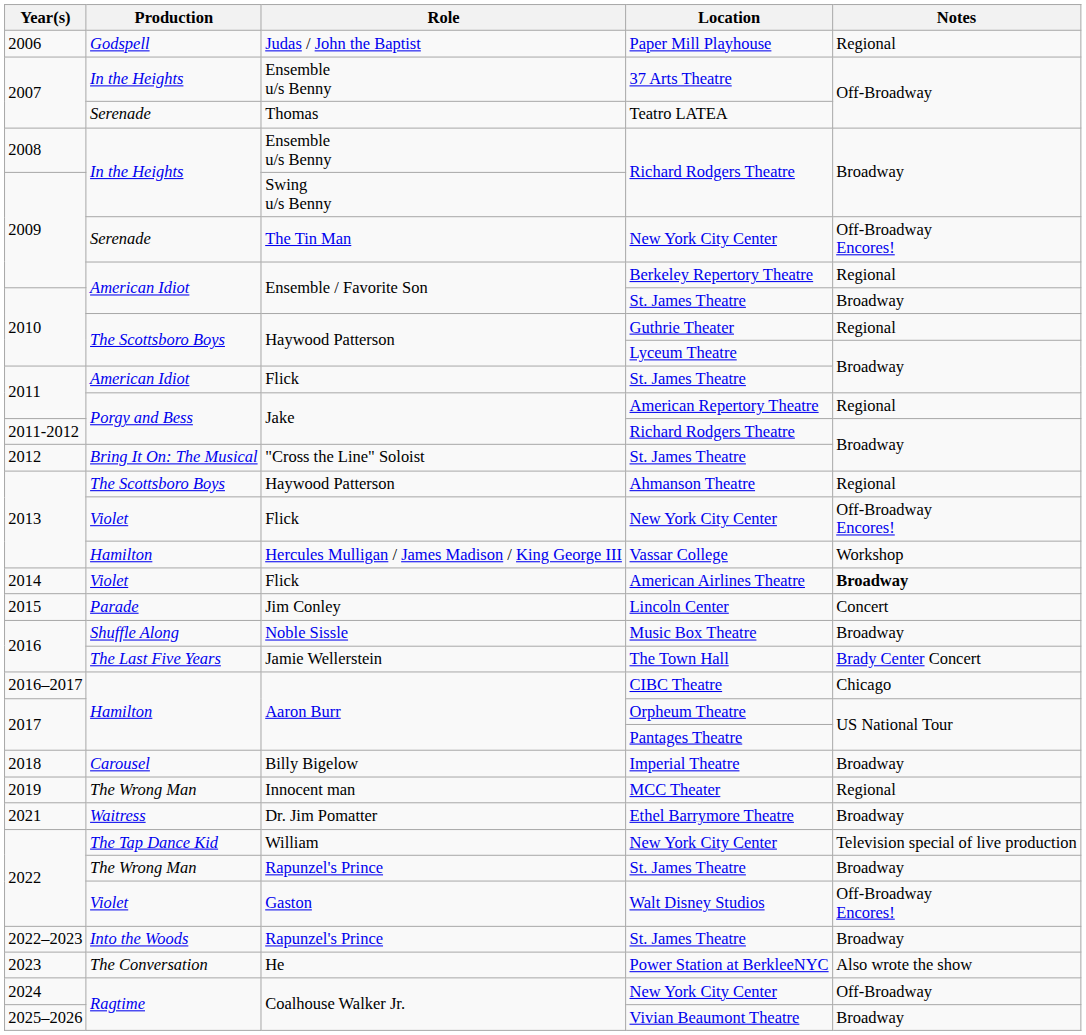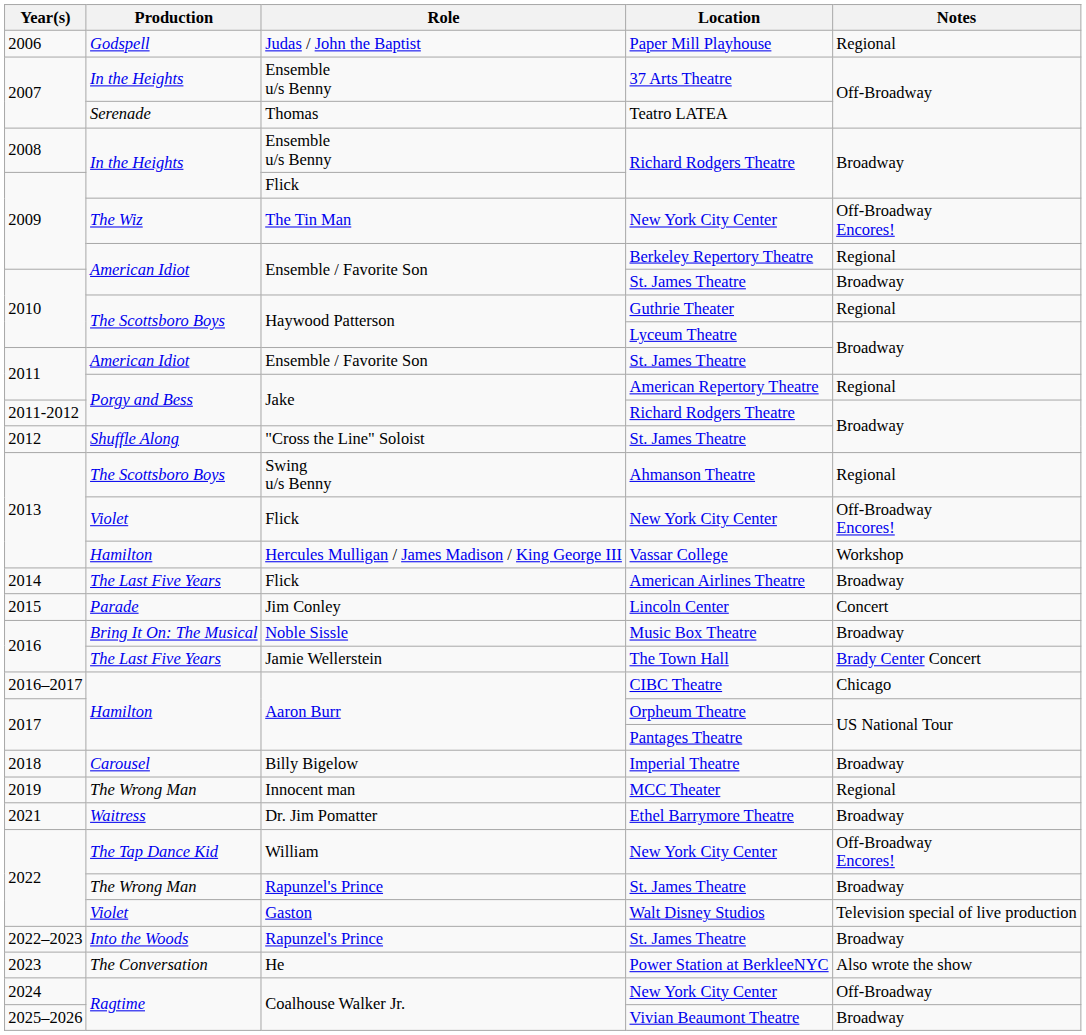(298, 194) Swing u/s Benny -> (282, 185) Flick
(120, 239) Serenade -> (116, 220) The Wiz
(282, 379) Flick -> (346, 360) Ensemble / Favorite Son
(174, 457) Bring It On: The Musical -> (135, 439) Shuffle Along
(330, 483) Haywood Patterson -> (298, 474) Swing u/s Benny
(109, 580) Violet -> (155, 580) The Last Five Years
(872, 580) bold -> (870, 580) normal
(135, 632) Shuffle Along -> (174, 632) Bring It On: The Musical
(956, 842) Television special of live production -> (884, 851) Off-Broadway Encores!
(884, 903) Off-Broadway Encores! -> (956, 912) Television special of live production
